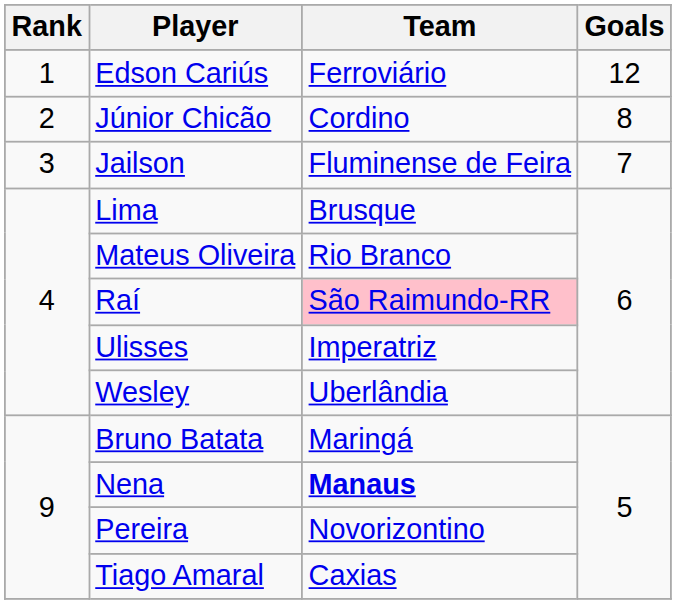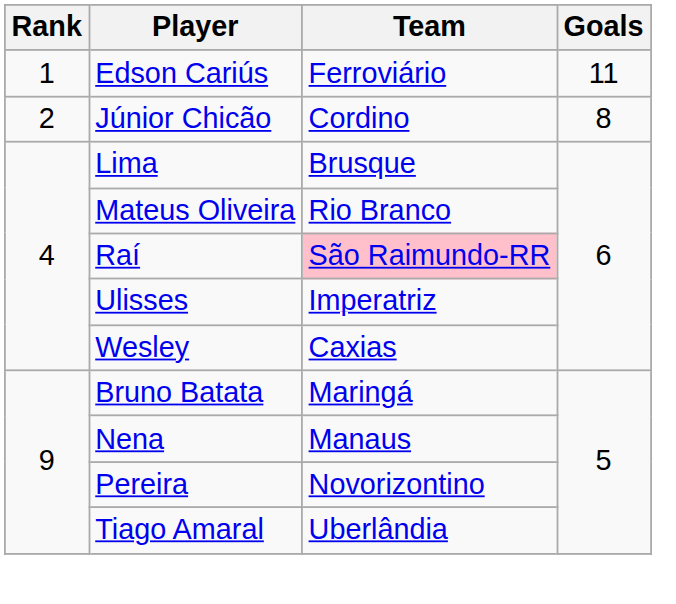(624, 73) 12 -> (604, 73) 11
- row: (140, 164)
(378, 392) Uberlândia -> (353, 347) Caxias
(362, 484) bold -> (360, 438) normal
(353, 575) Caxias -> (378, 529) Uberlândia
